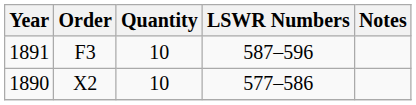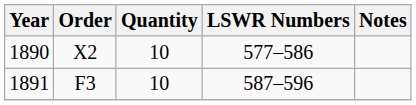rows swapped: (29, 83) <-> (29, 52)
